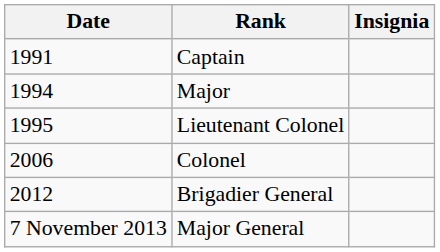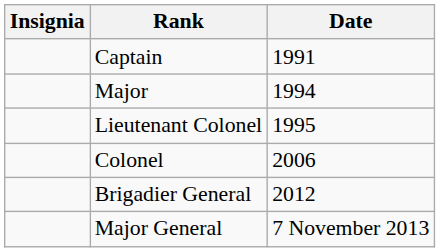columns swapped: (392, 21) <-> (88, 21)
